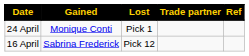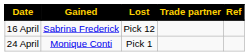rows swapped: (23, 43) <-> (23, 28)
